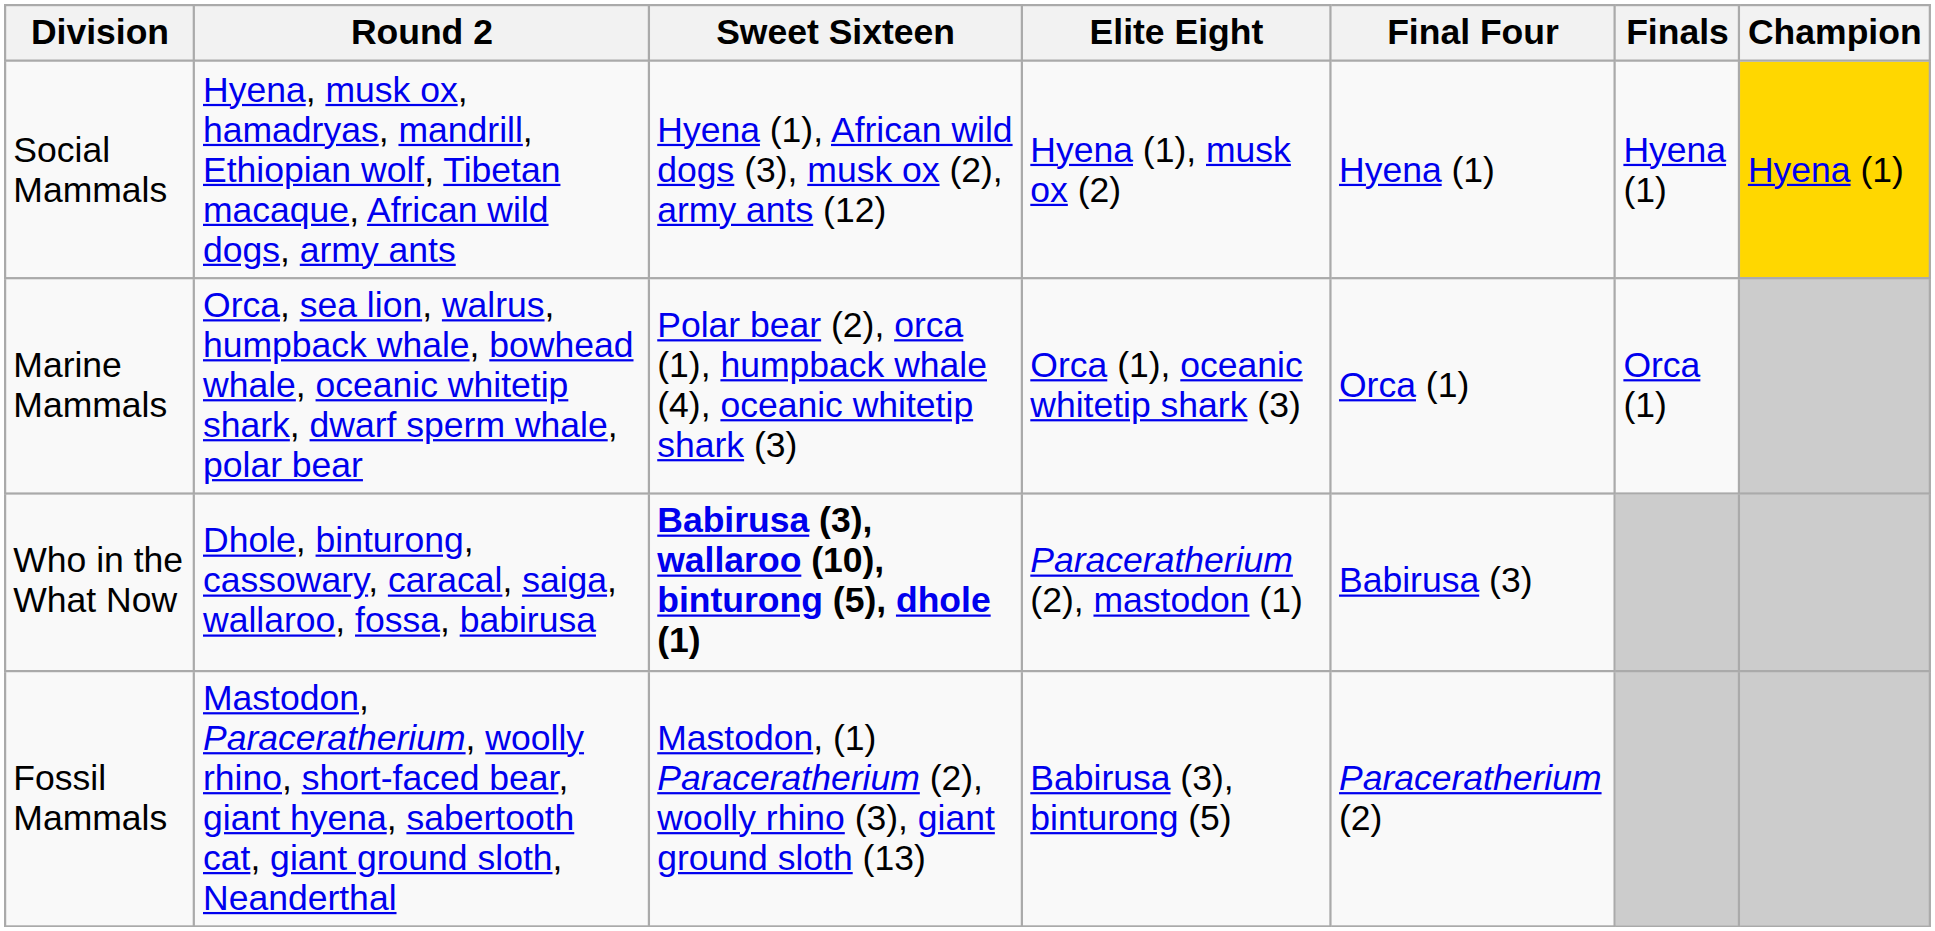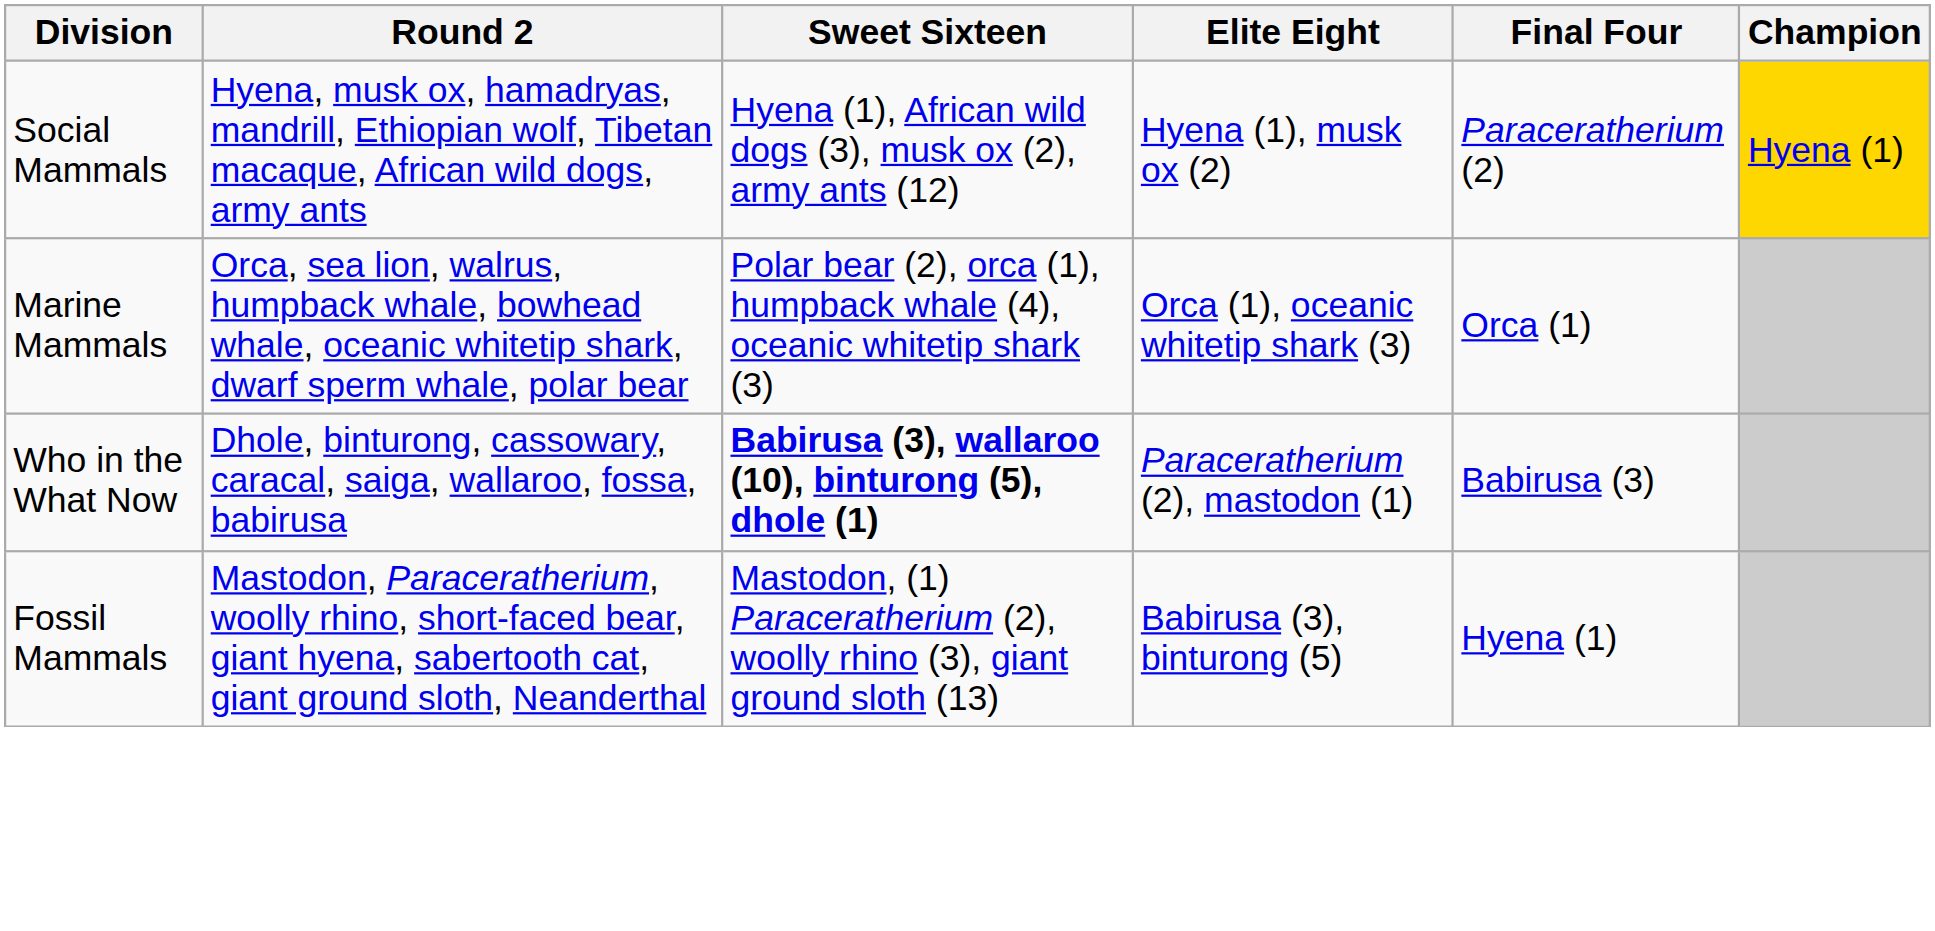- column: (1677, 32)
(1417, 168) Hyena (1) -> (1593, 148) Paraceratherium (2)
(1470, 797) Paraceratherium (2) -> (1539, 637) Hyena (1)
